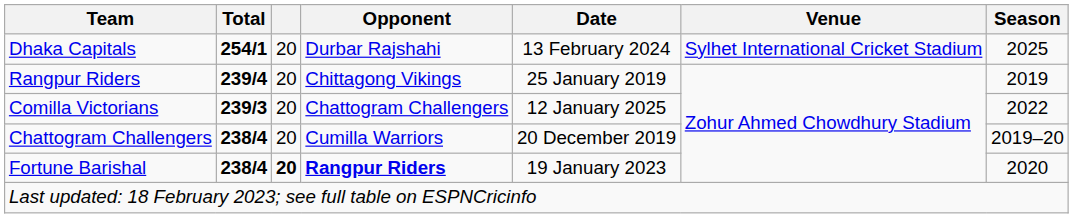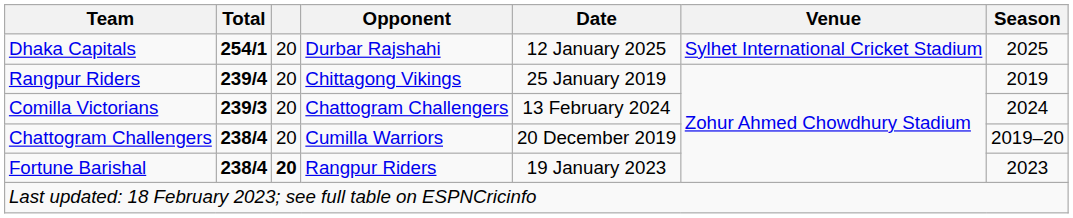(597, 49) 13 February 2024 -> (597, 49) 12 January 2025
(597, 108) 12 January 2025 -> (597, 108) 13 February 2024
(1027, 108) 2022 -> (1027, 108) 2024
(376, 167) bold -> (371, 167) normal
(1027, 167) 2020 -> (1027, 167) 2023
